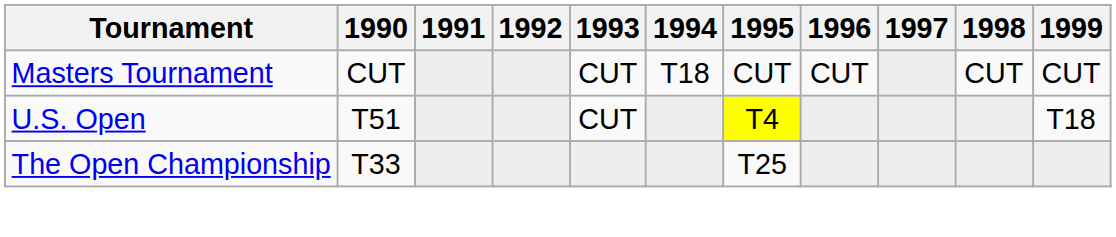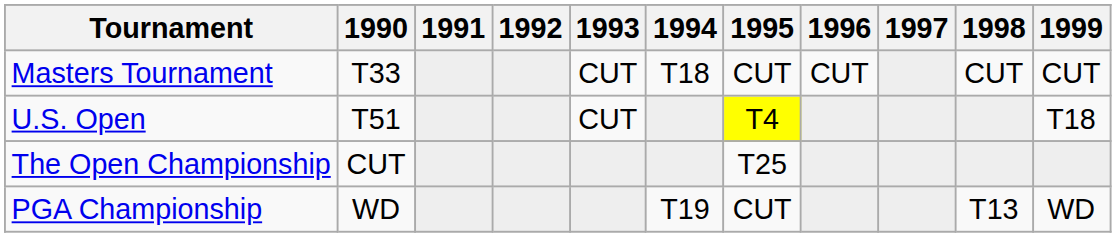(376, 73) CUT -> (376, 73) T33
(376, 164) T33 -> (376, 164) CUT
+ row: (137, 210)
